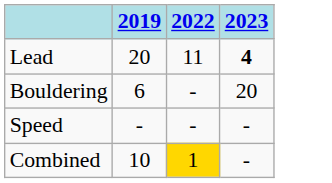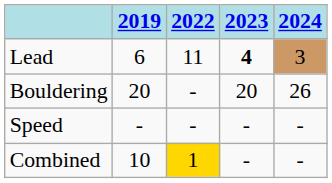+ column: (300, 21)
(139, 56) 20 -> (139, 56) 6
(139, 90) 6 -> (139, 90) 20
